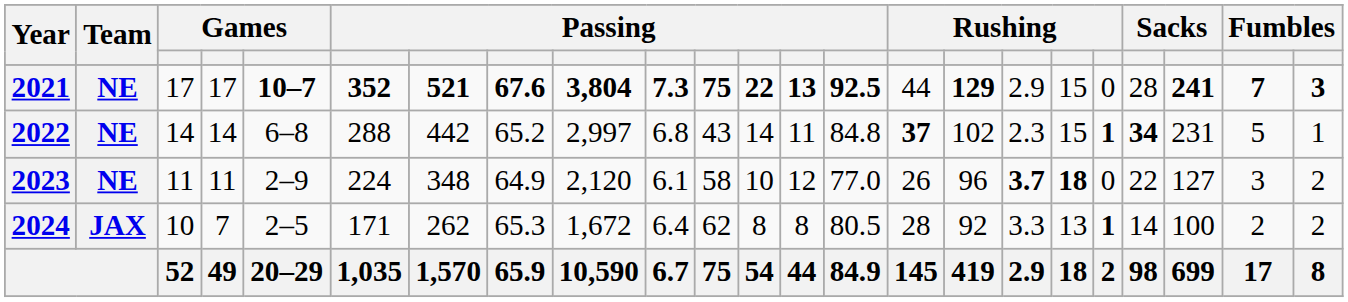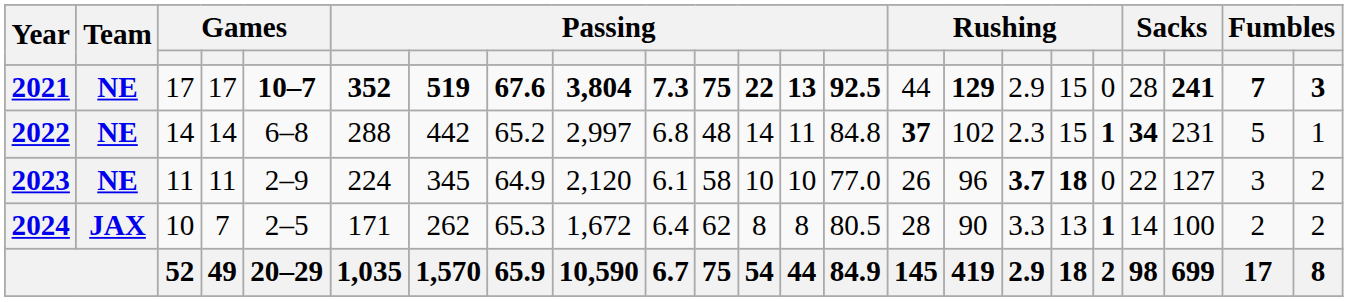(448, 87) 521 -> (448, 87) 519
(717, 133) 43 -> (717, 133) 48
(448, 179) 348 -> (448, 179) 345
(802, 179) 12 -> (802, 179) 10
(973, 225) 92 -> (973, 225) 90
